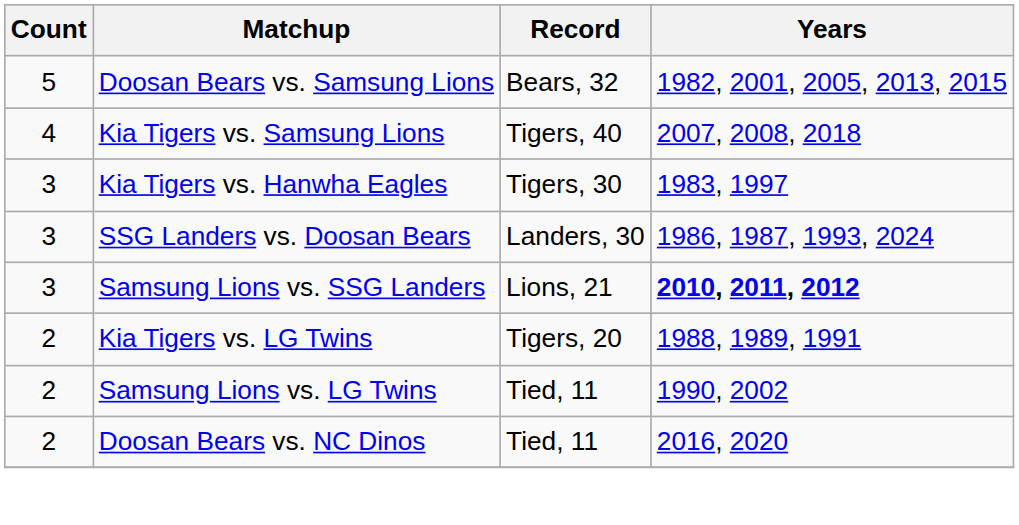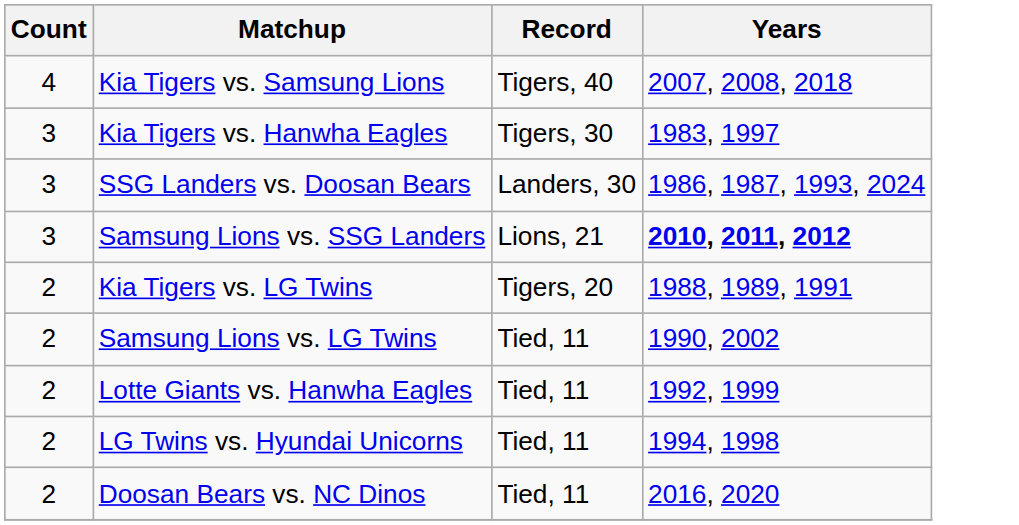- row: (296, 81)
+ row: (285, 390)
+ row: (281, 441)
